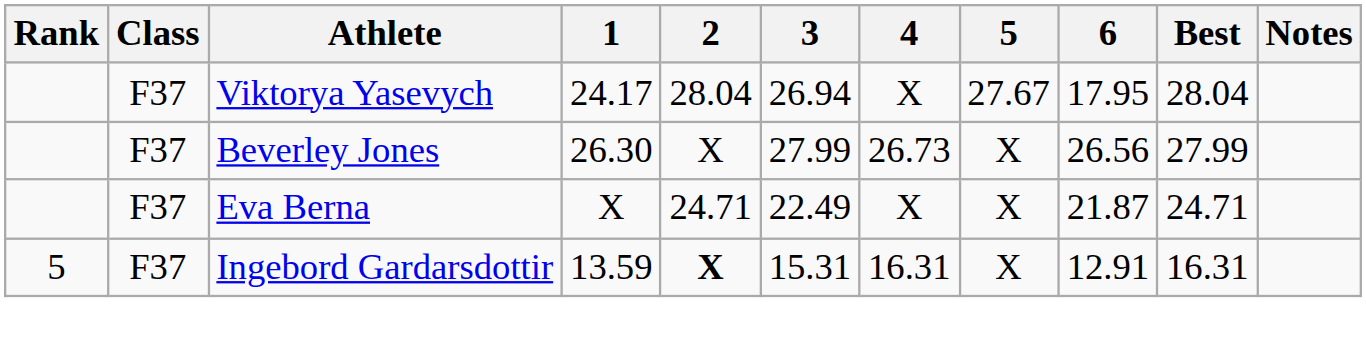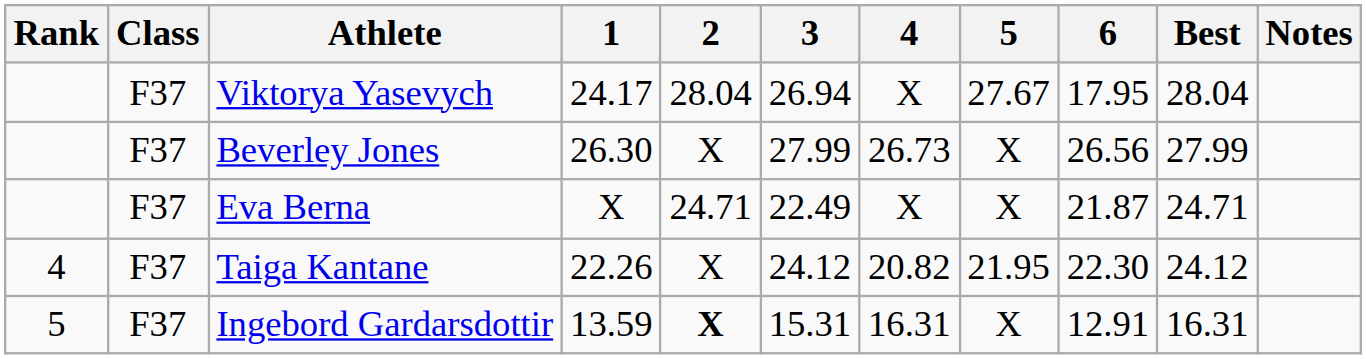+ row: (322, 265)
